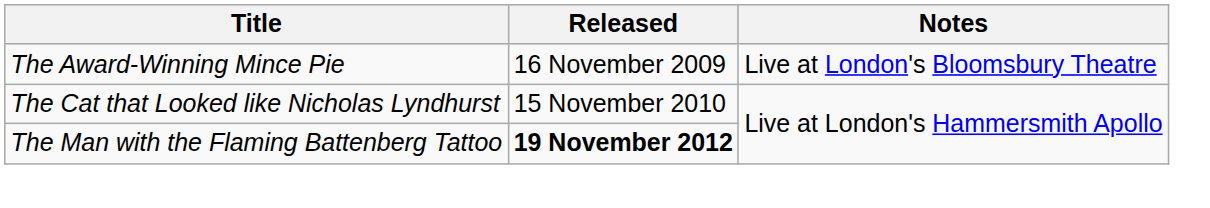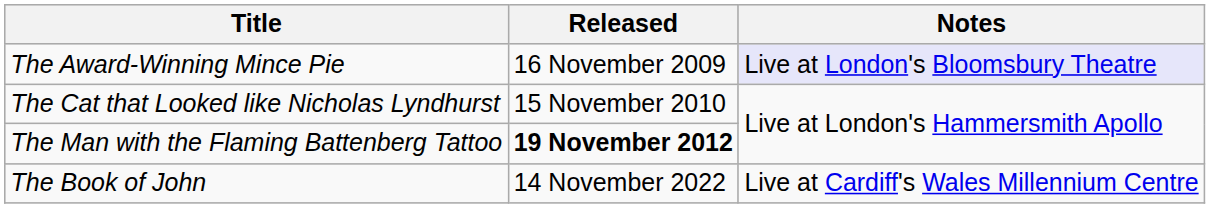(951, 63) no background -> (951, 63) lavender background
+ row: (108, 182)
